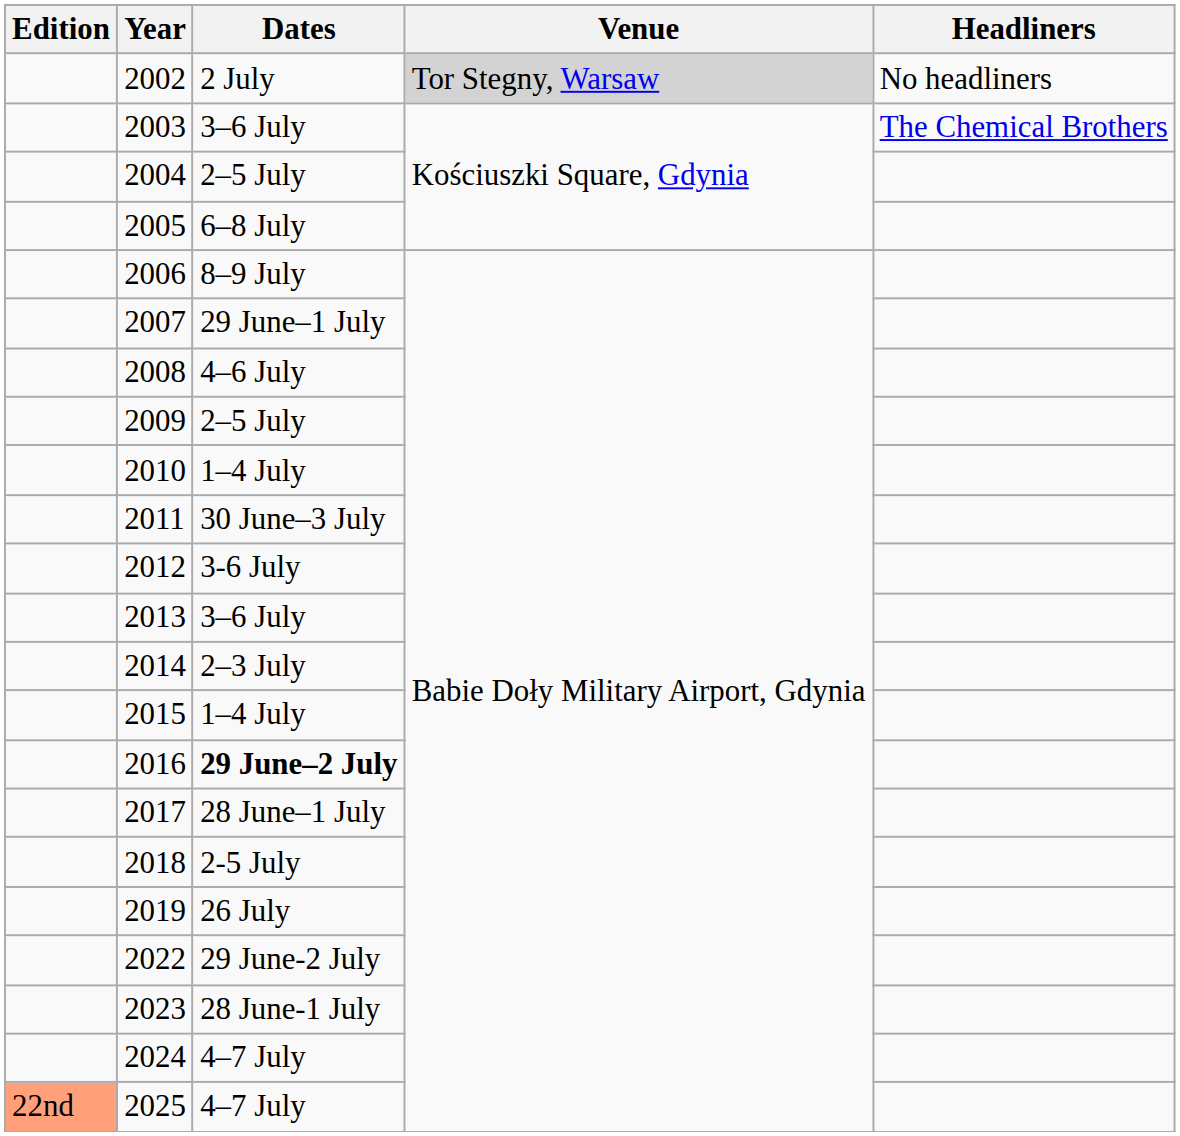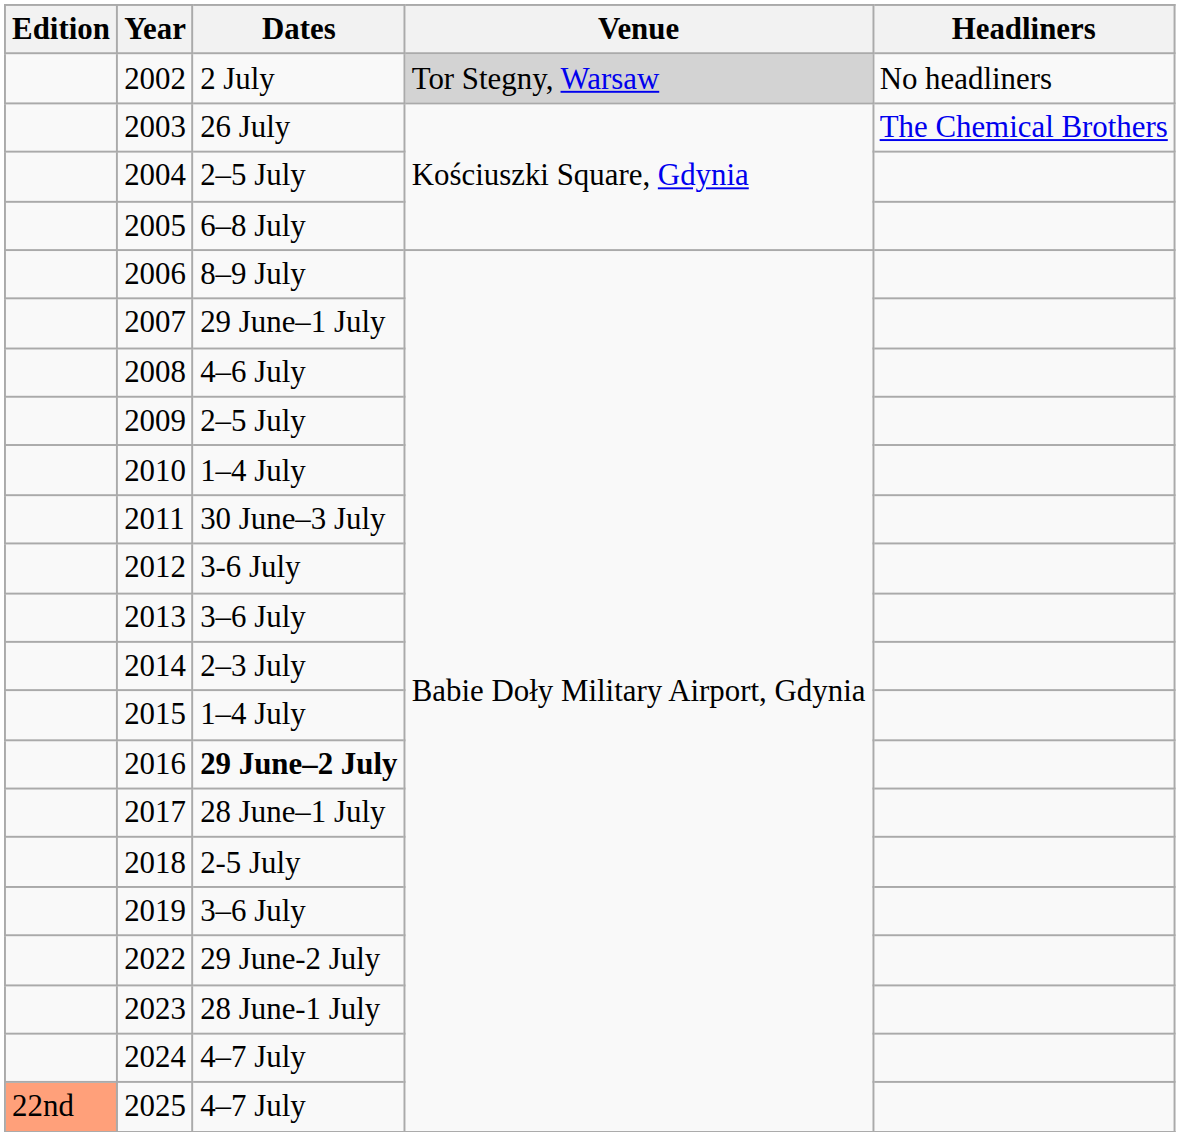(253, 126) 3–6 July -> (245, 126) 26 July
(245, 910) 26 July -> (253, 910) 3–6 July
